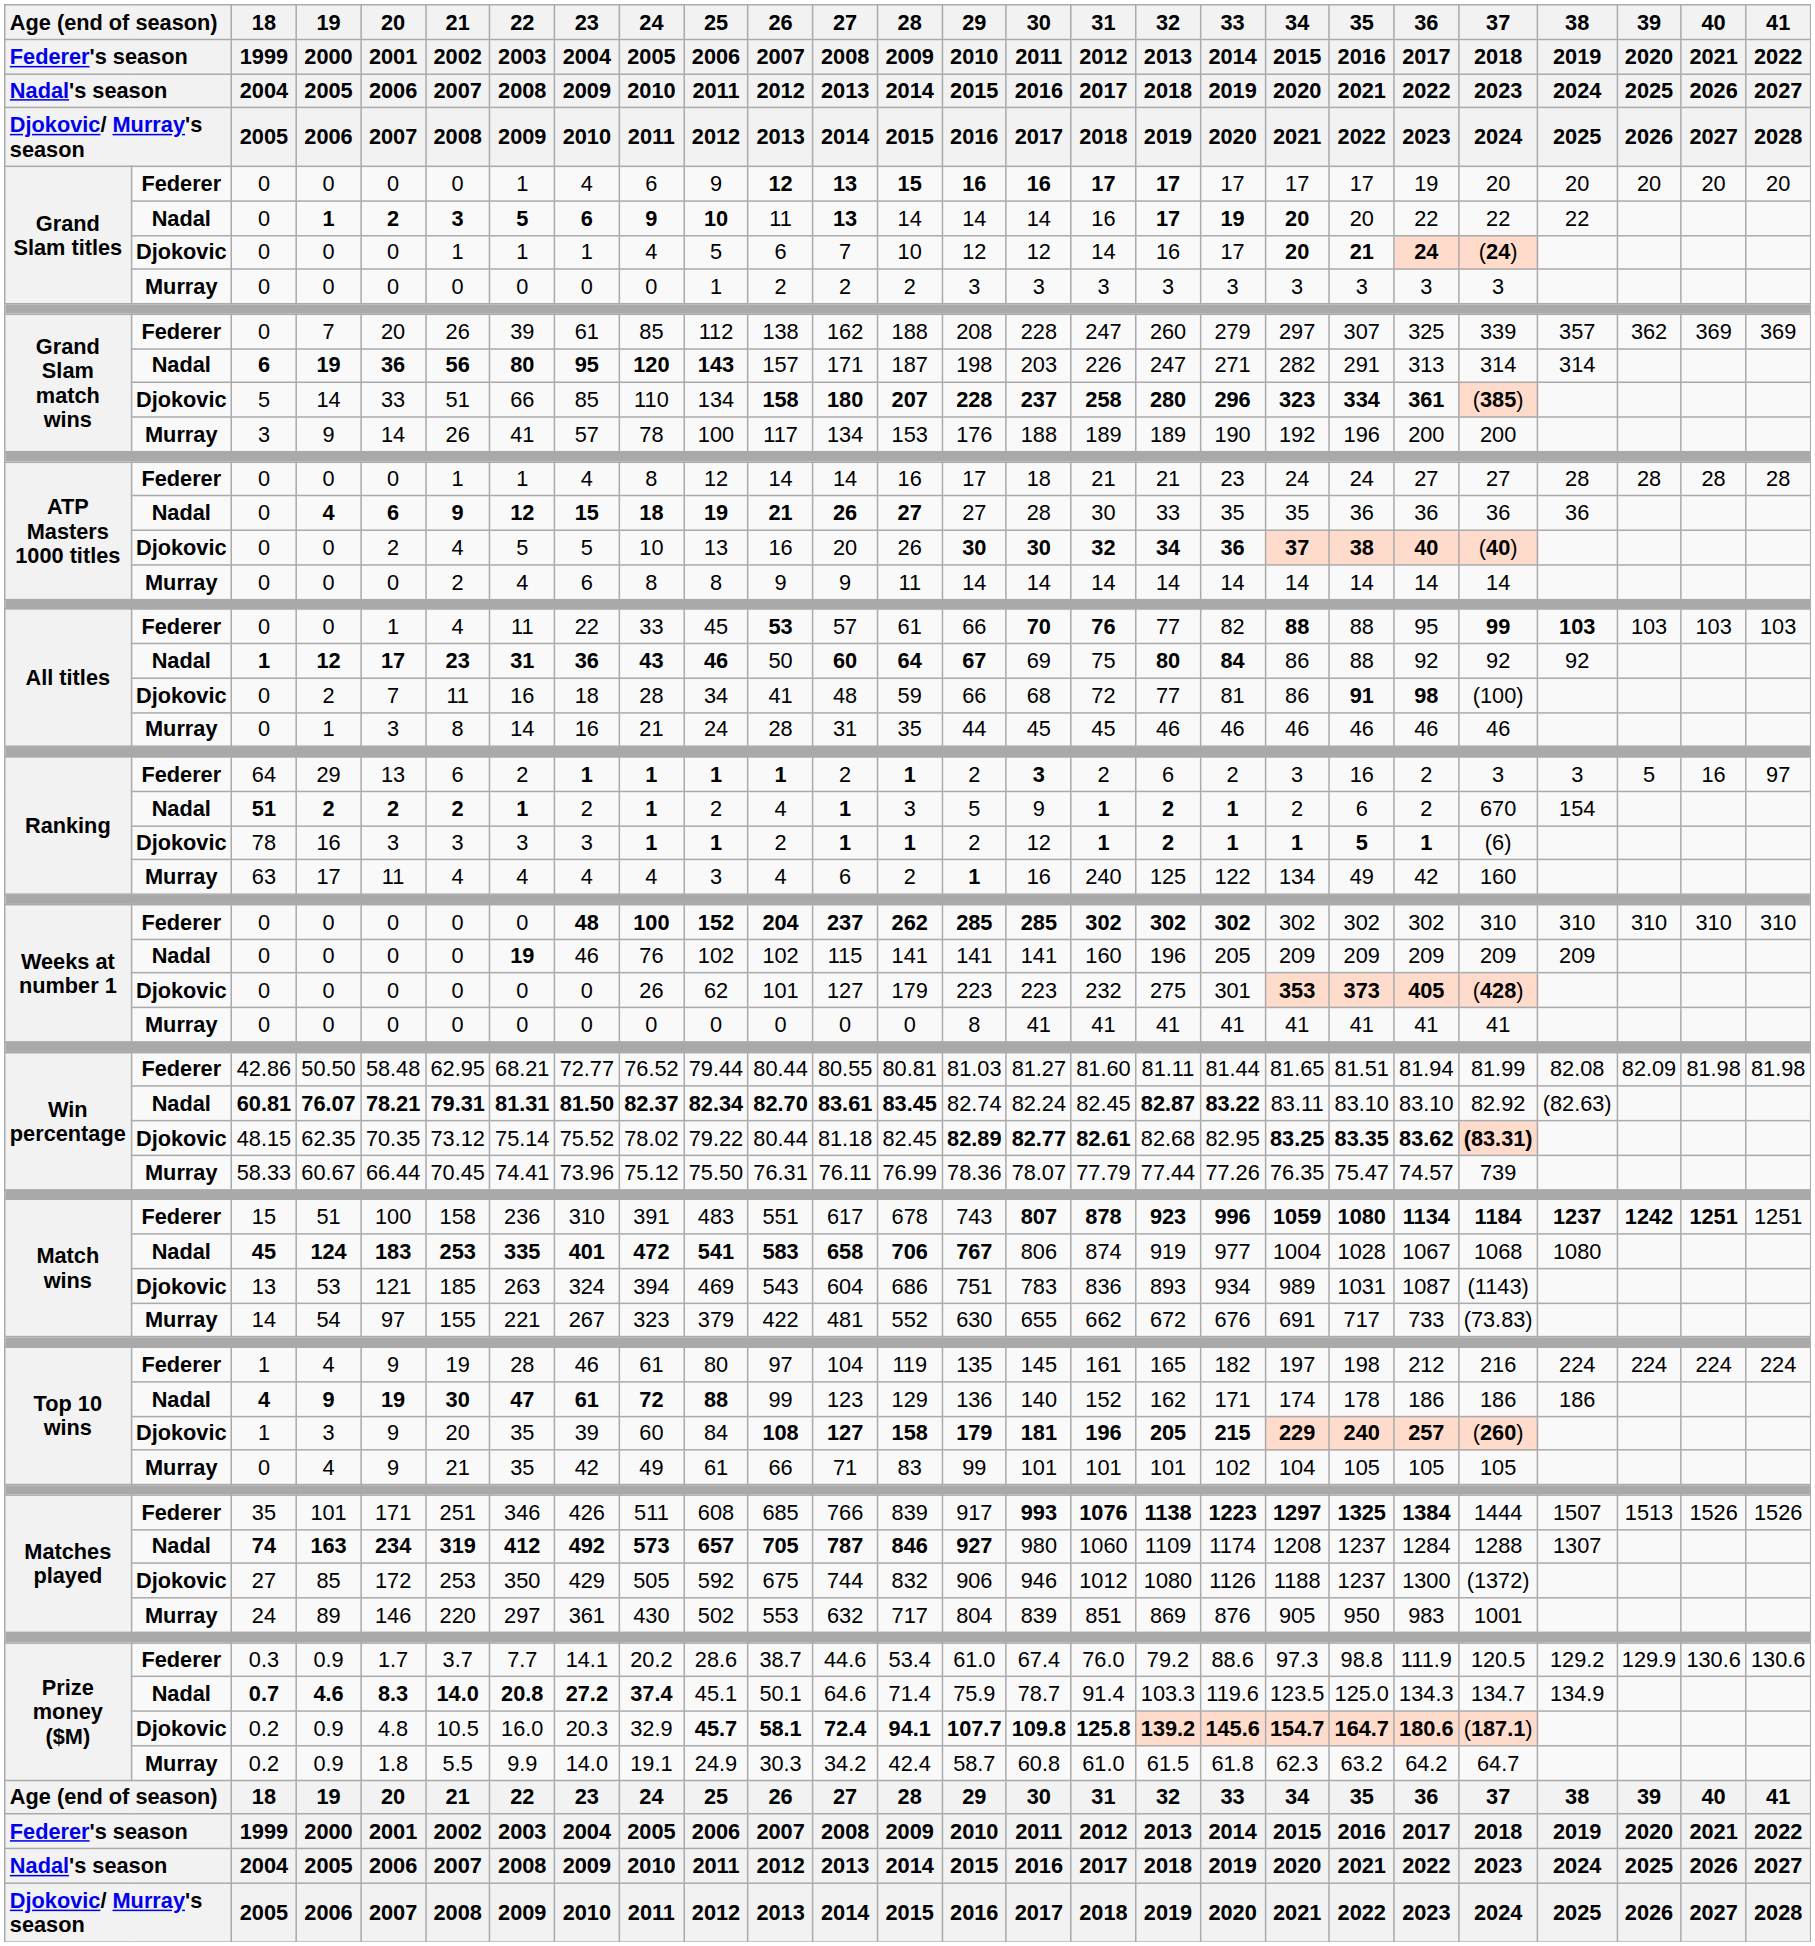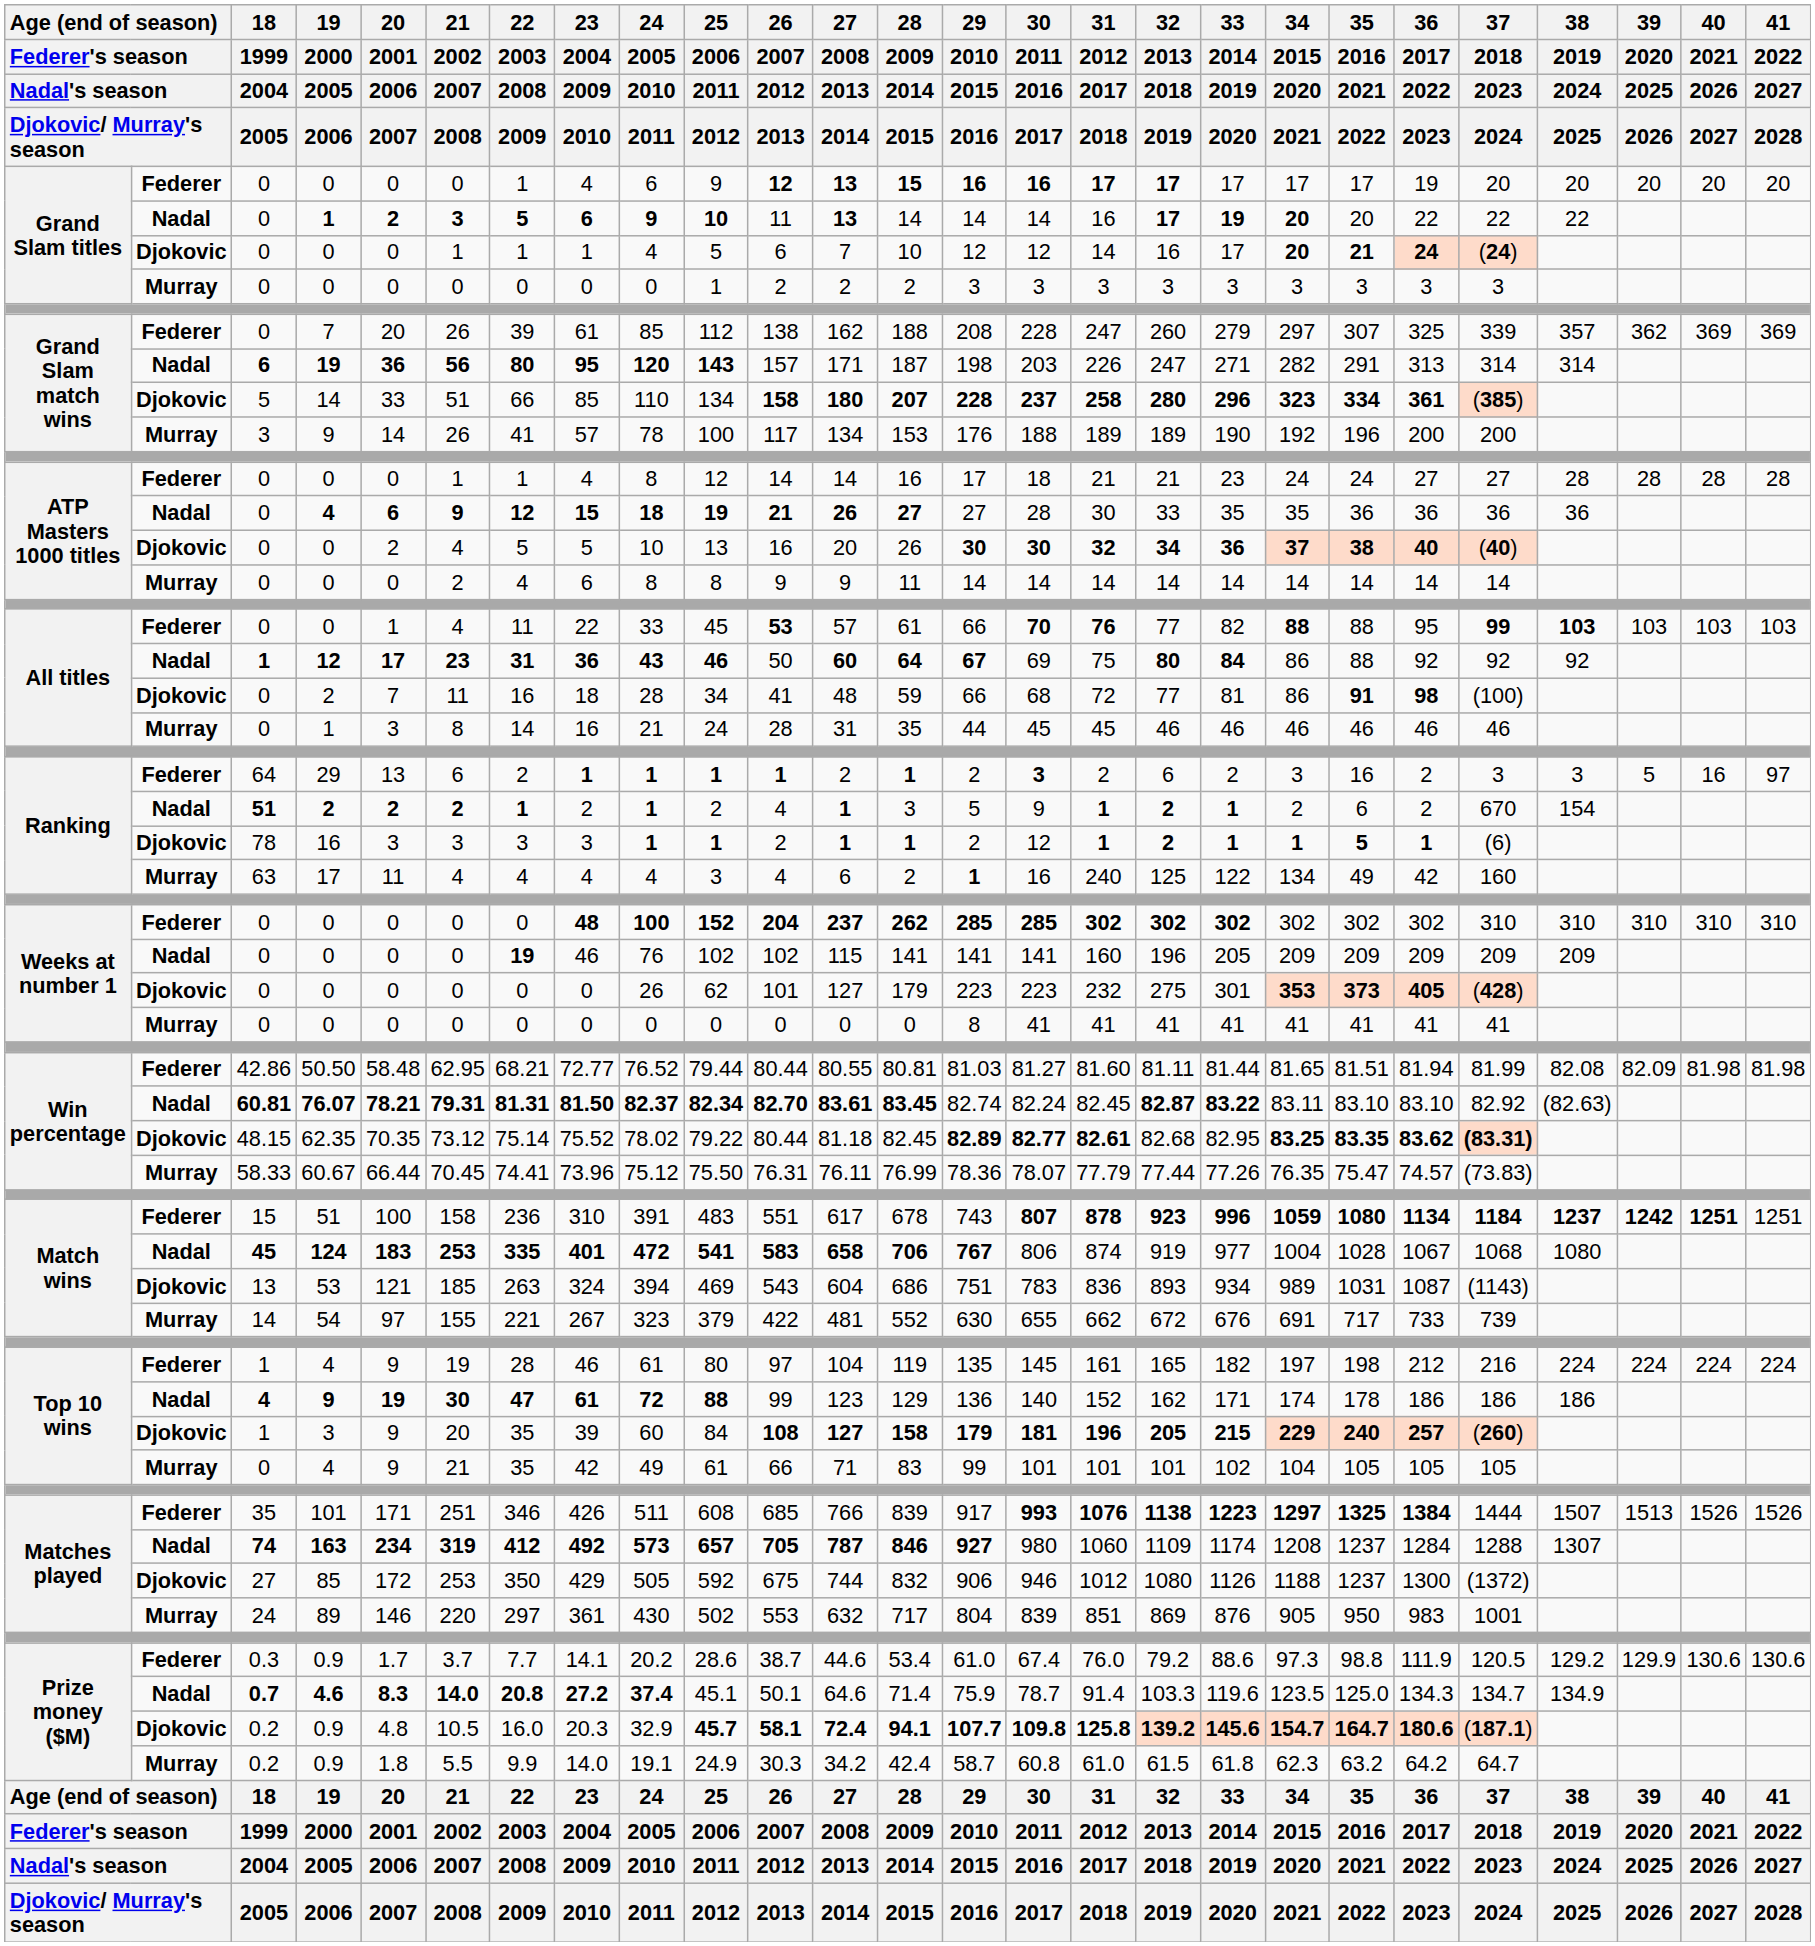(1498, 1173) 739 -> (1498, 1173) (73.83)
(1498, 1320) (73.83) -> (1498, 1320) 739
